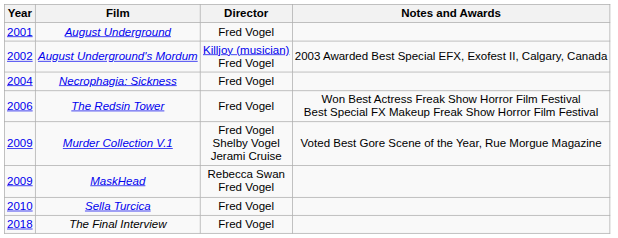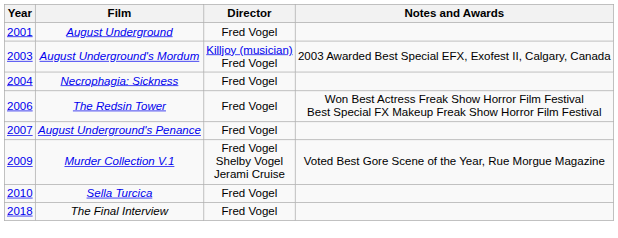(20, 56) 2002 -> (20, 56) 2003
+ row: (119, 130)
- row: (118, 181)
